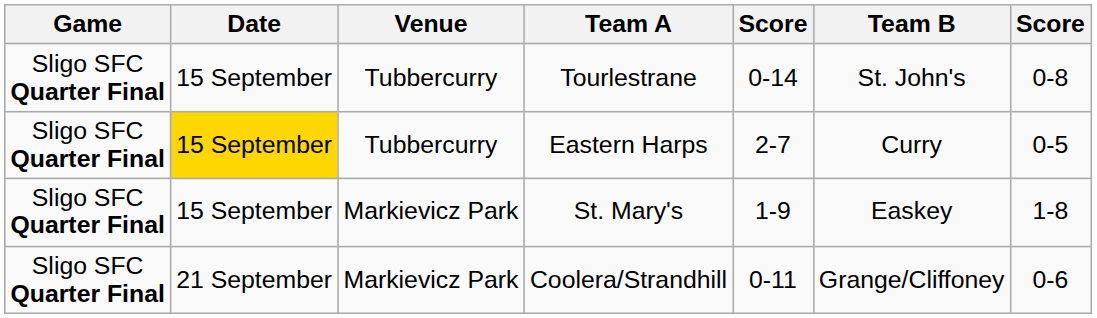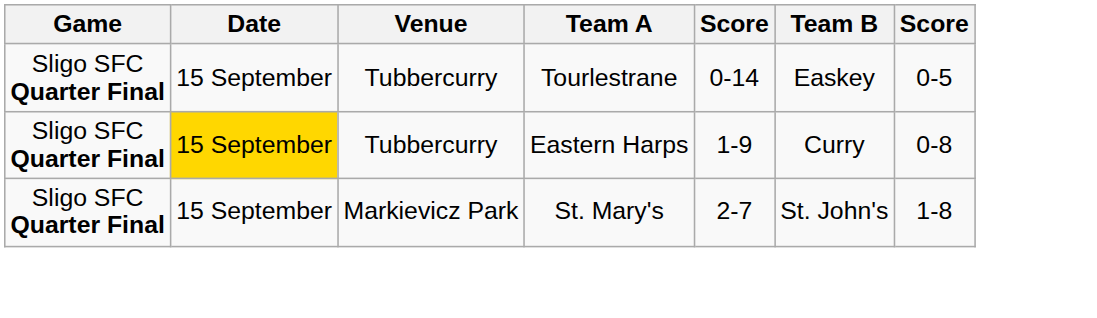(912, 77) St. John's -> (834, 77) Easkey
(1050, 77) 0-8 -> (934, 77) 0-5
(773, 144) 2-7 -> (734, 144) 1-9
(1050, 144) 0-5 -> (934, 144) 0-8
(773, 211) 1-9 -> (734, 211) 2-7
(912, 211) Easkey -> (834, 211) St. John's
- row: (629, 279)
